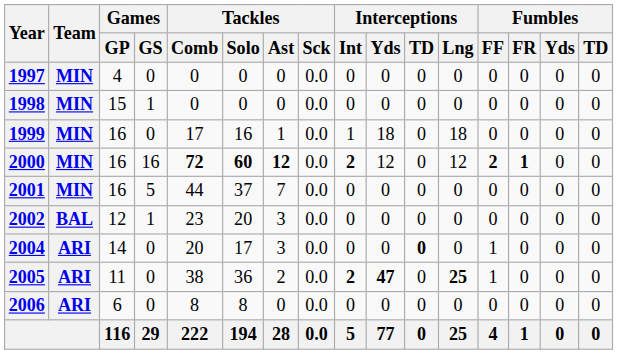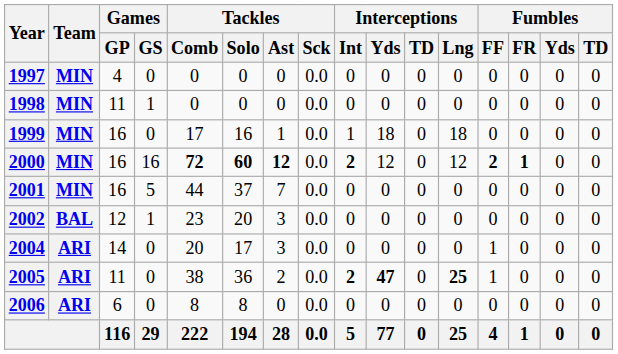(117, 104) 15 -> (117, 104) 11
(421, 248) bold -> (421, 248) normal
